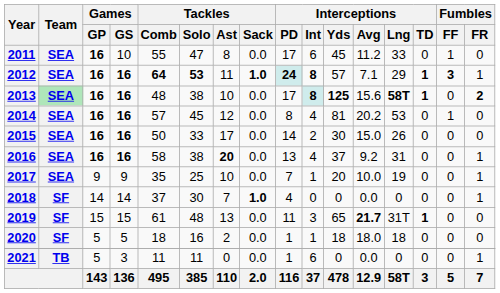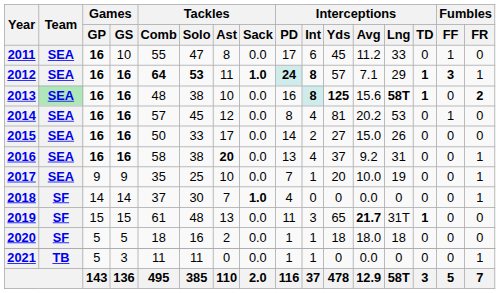(289, 95) 17 -> (289, 95) 16
(339, 136) 30 -> (339, 136) 27
(313, 258) 6 -> (313, 258) 1
